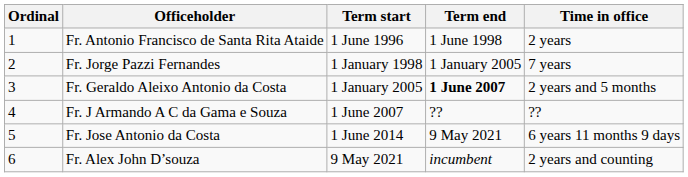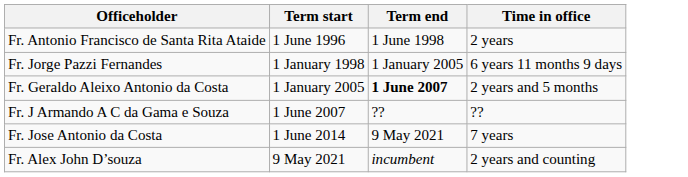- column: (33, 16)
(550, 64) 7 years -> (546, 64) 6 years 11 months 9 days
(604, 135) 6 years 11 months 9 days -> (492, 135) 7 years
